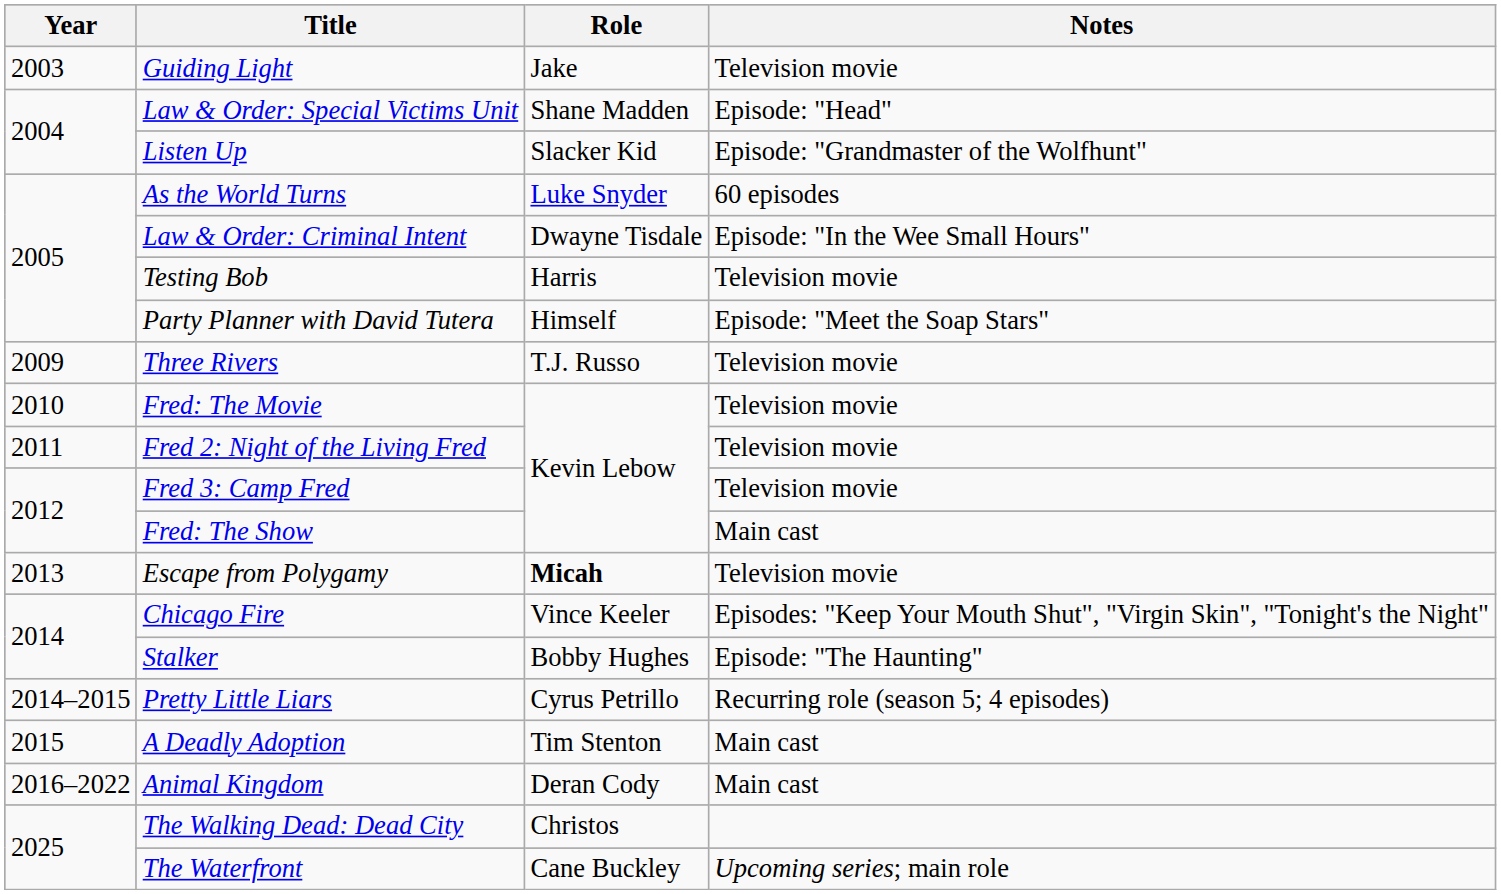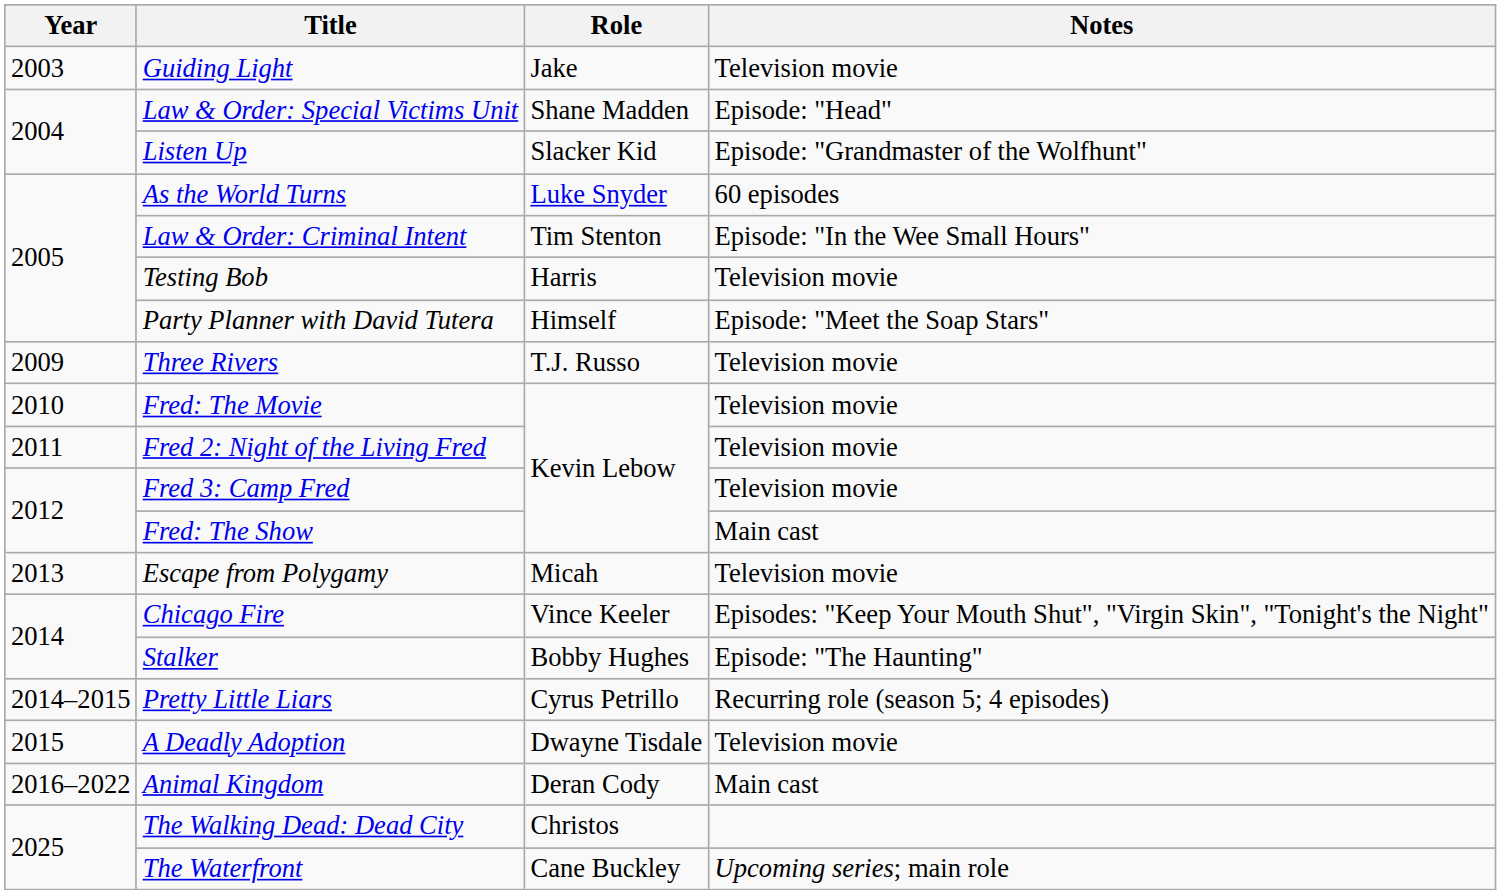(616, 236) Dwayne Tisdale -> (596, 236) Tim Stenton
(567, 573) bold -> (564, 573) normal
(596, 741) Tim Stenton -> (616, 741) Dwayne Tisdale
(767, 741) Main cast -> (806, 741) Television movie
